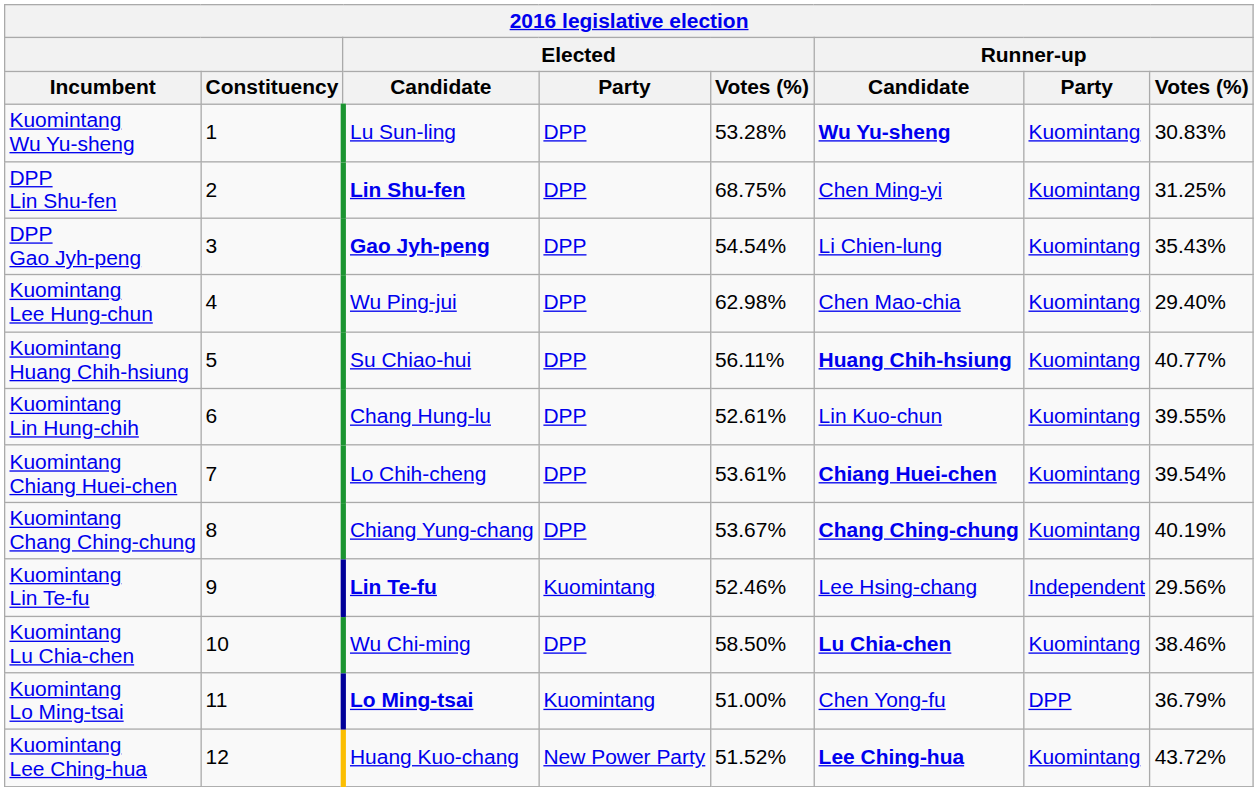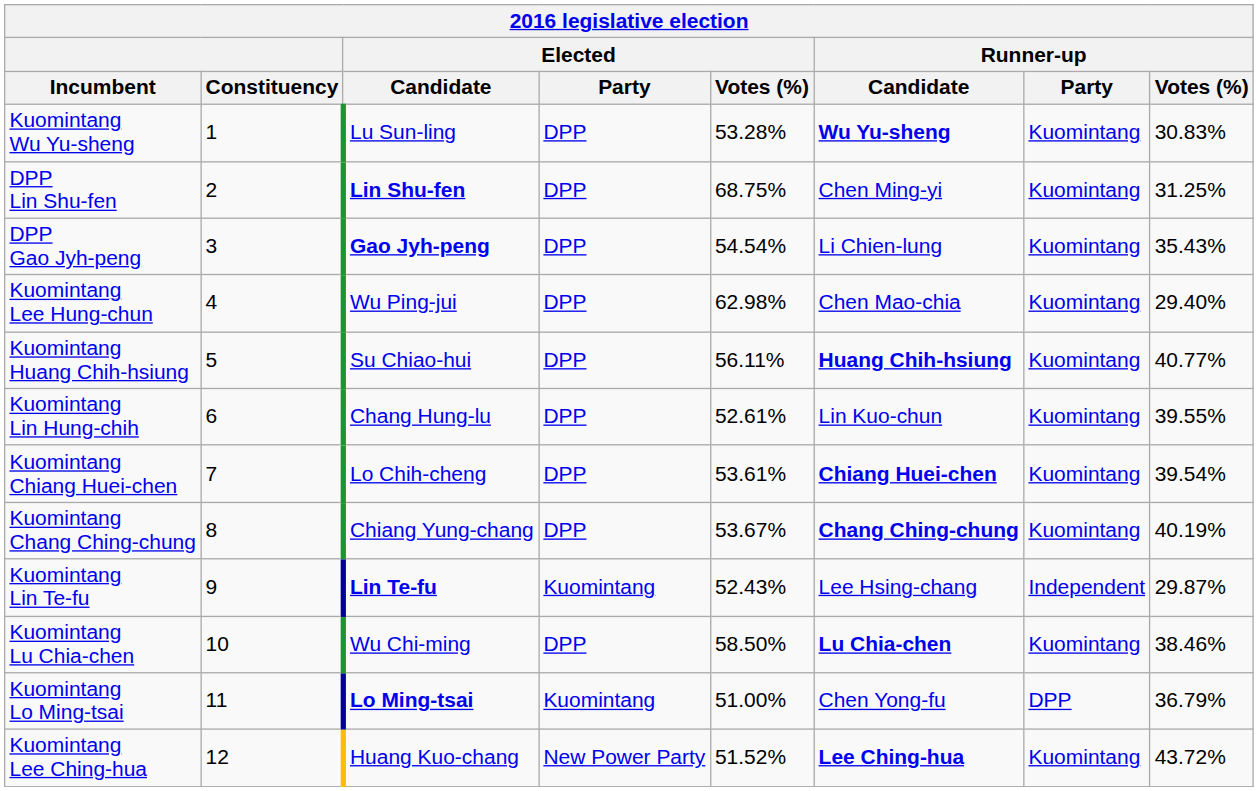(751, 587) 52.46% -> (751, 587) 52.43%
(1190, 587) 29.56% -> (1190, 587) 29.87%
